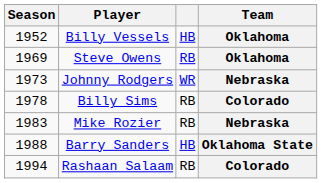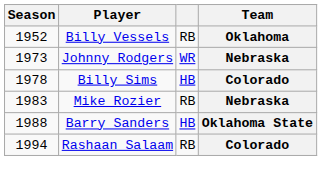(187, 37) HB -> (187, 37) RB
- row: (117, 59)
(187, 102) RB -> (187, 80) HB
